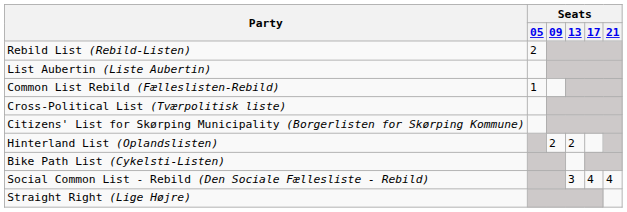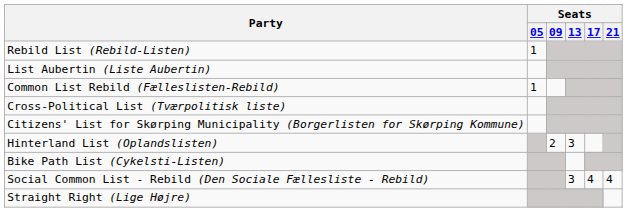(533, 51) 2 -> (533, 51) 1
(571, 143) 2 -> (571, 143) 3
